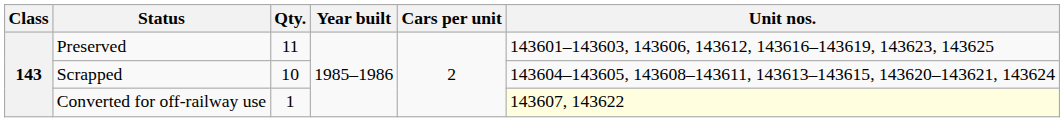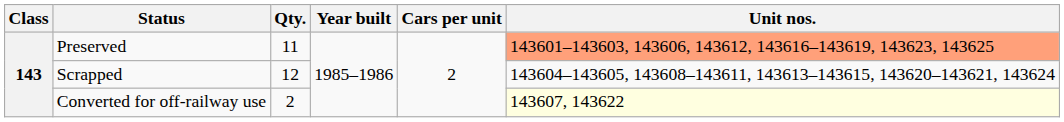(752, 46) no background -> (752, 46) lightsalmon background
(290, 74) 10 -> (290, 74) 12
(290, 102) 1 -> (290, 102) 2
